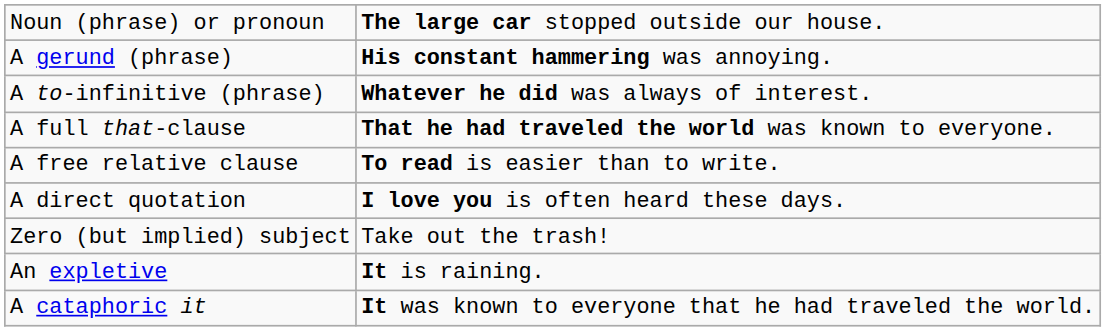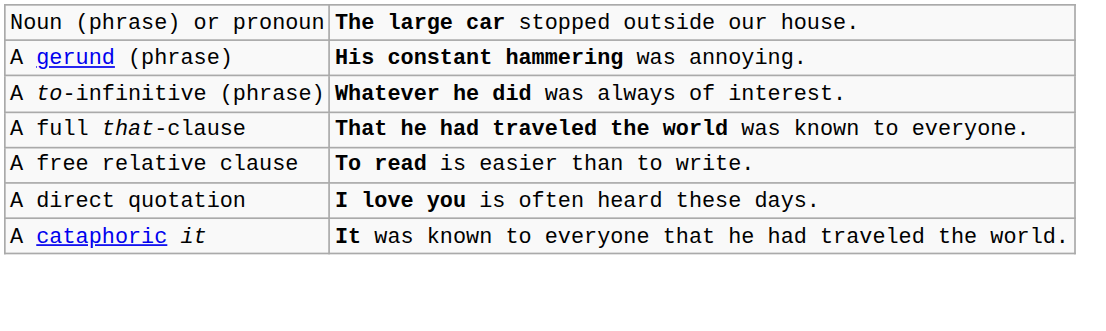- row: (180, 236)
- row: (89, 272)
